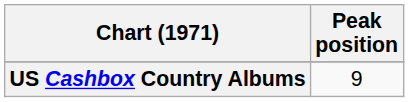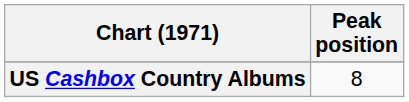(357, 79) 9 -> (357, 79) 8
